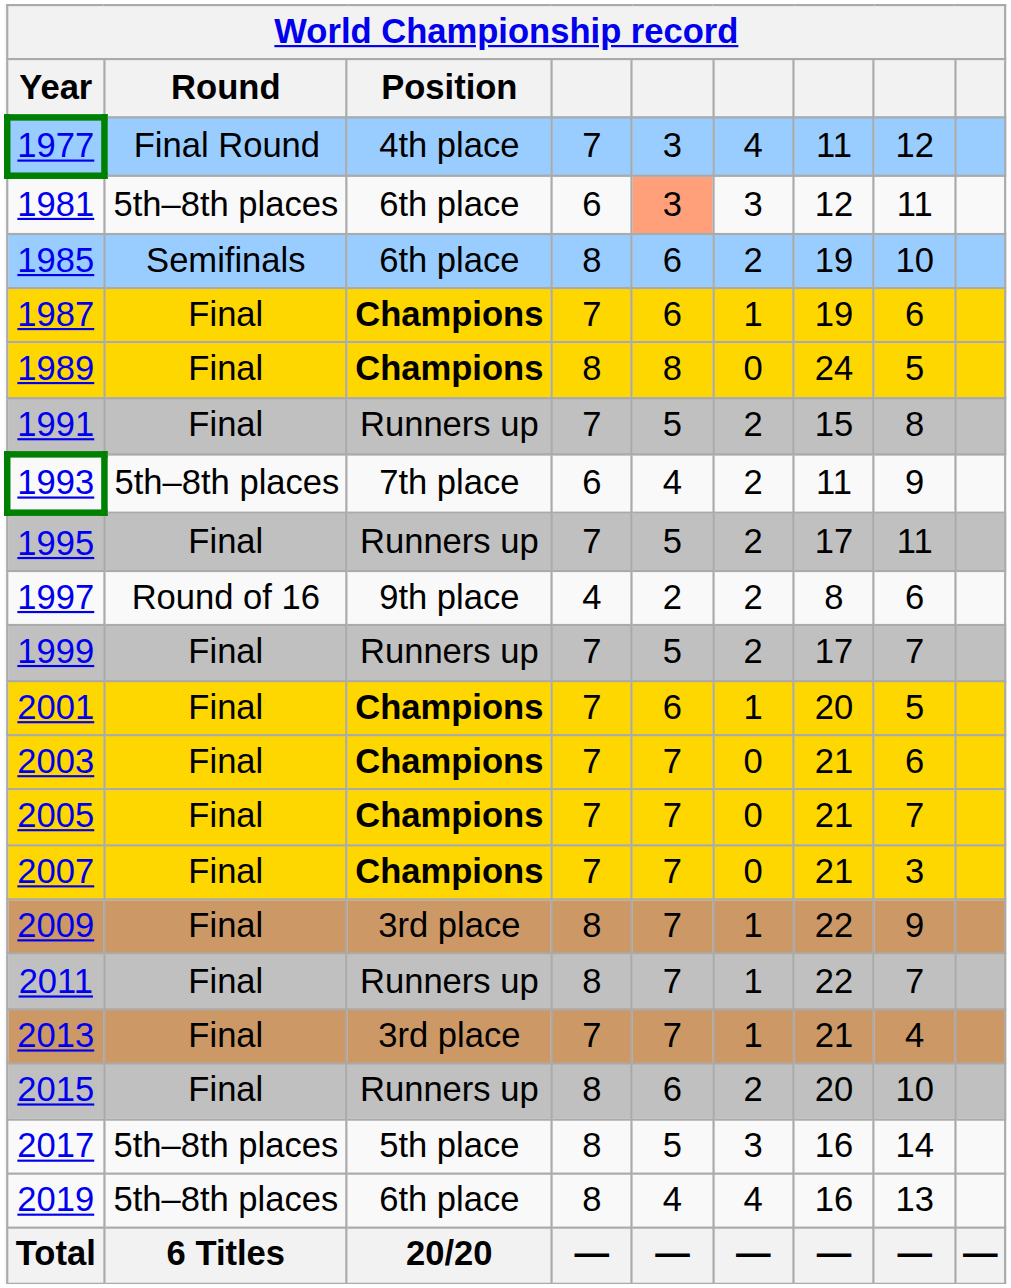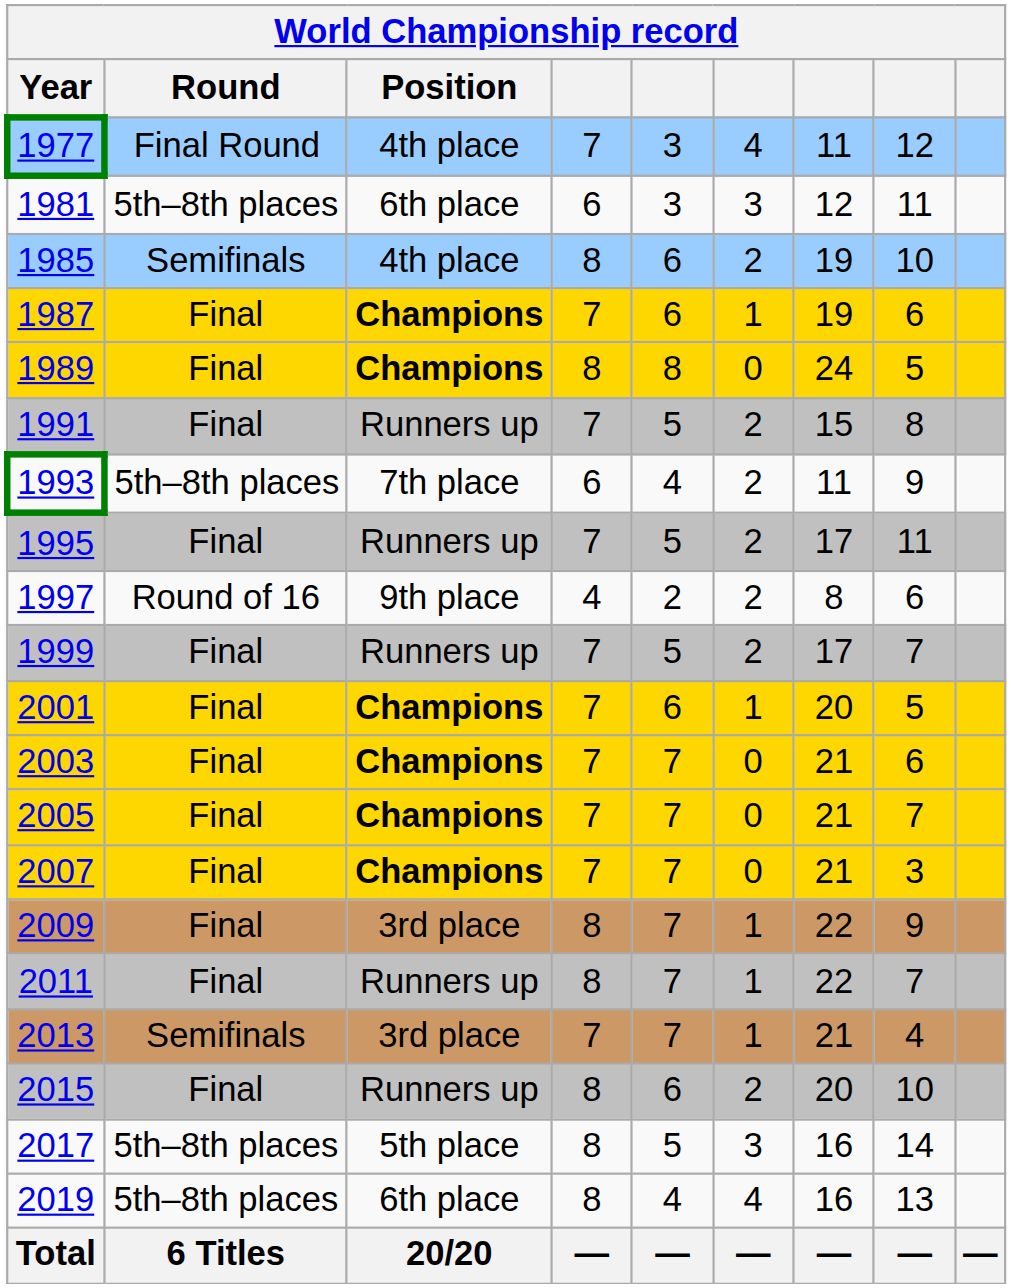(672, 203) lightsalmon background -> (672, 203) no background
(449, 259) 6th place -> (449, 259) 4th place
(226, 1035) Final -> (226, 1035) Semifinals
